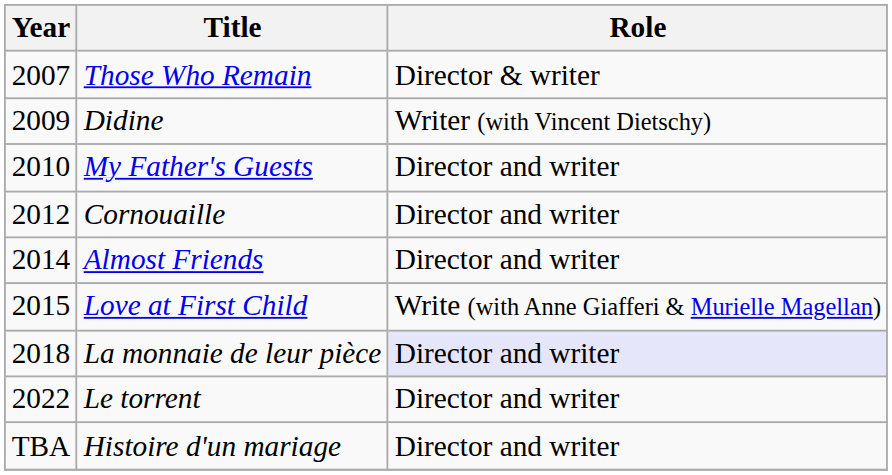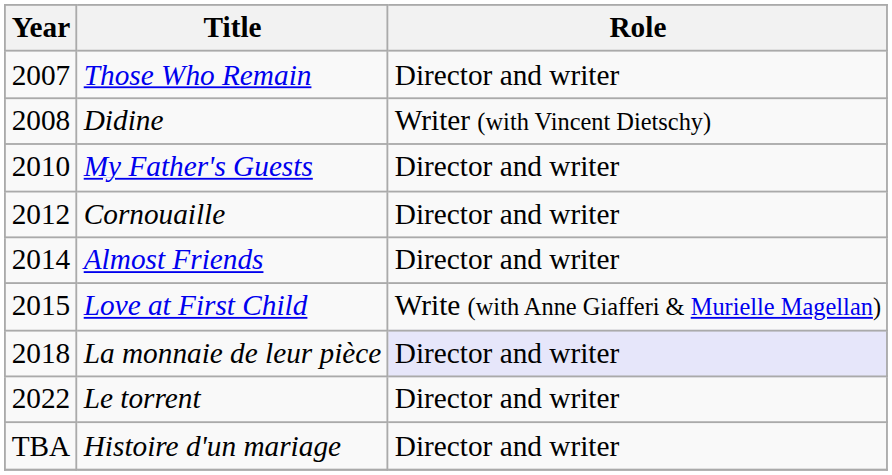(497, 74) Director & writer -> (507, 74) Director and writer
(41, 120) 2009 -> (41, 120) 2008
